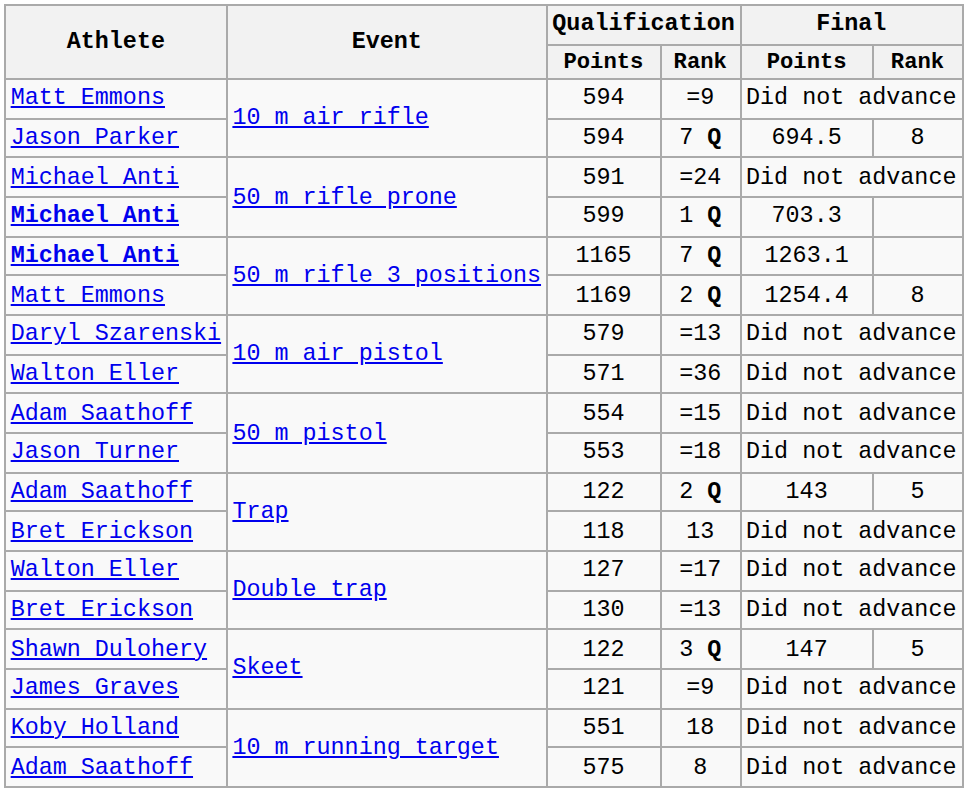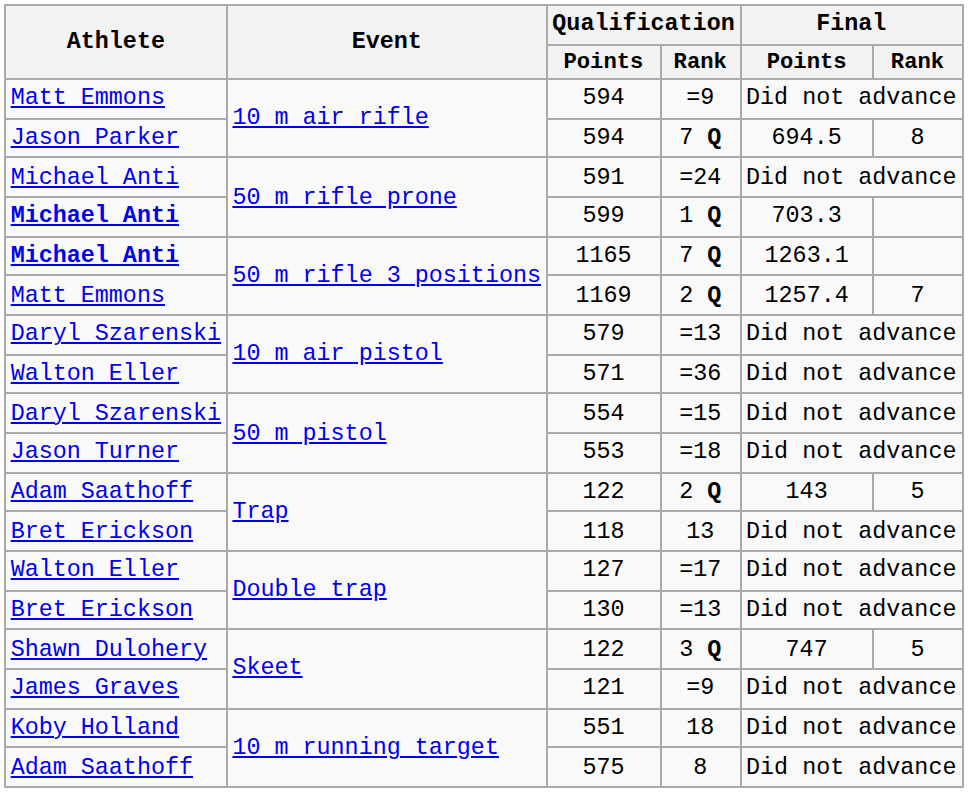(807, 295) 1254.4 -> (807, 295) 1257.4
(918, 295) 8 -> (918, 295) 7
(102, 413) Adam Saathoff -> (116, 413) Daryl Szarenski
(807, 649) 147 -> (807, 649) 747
